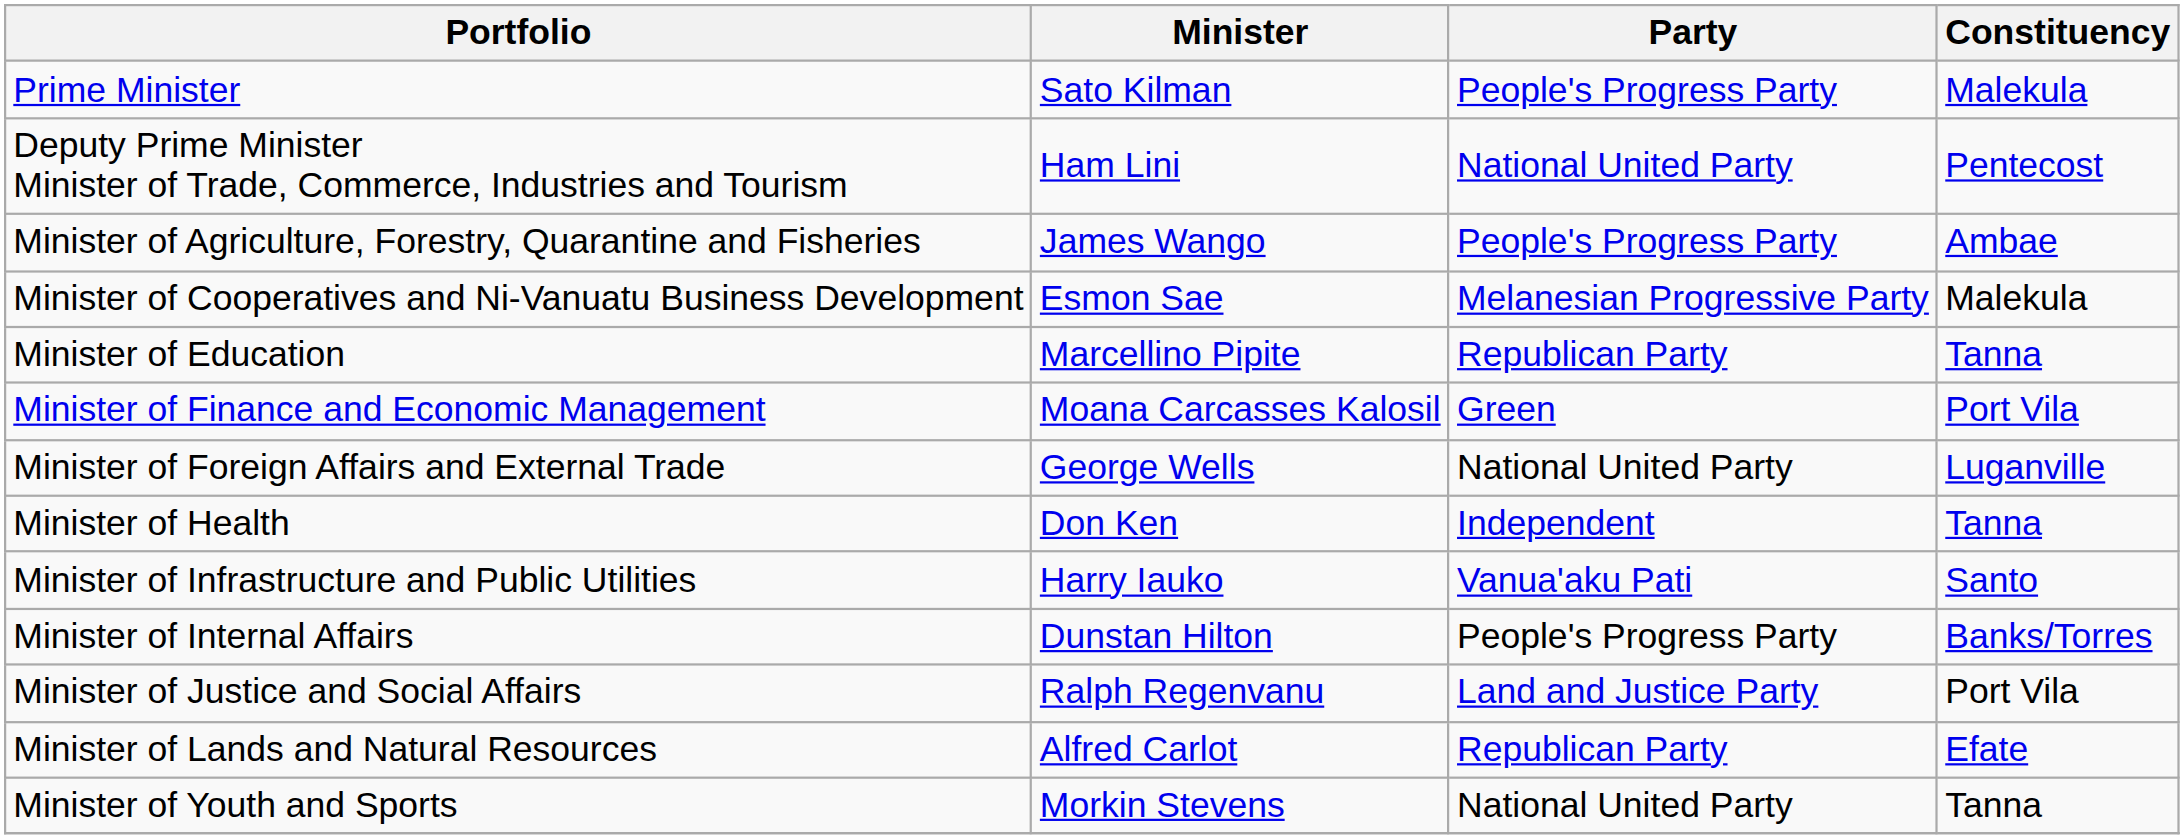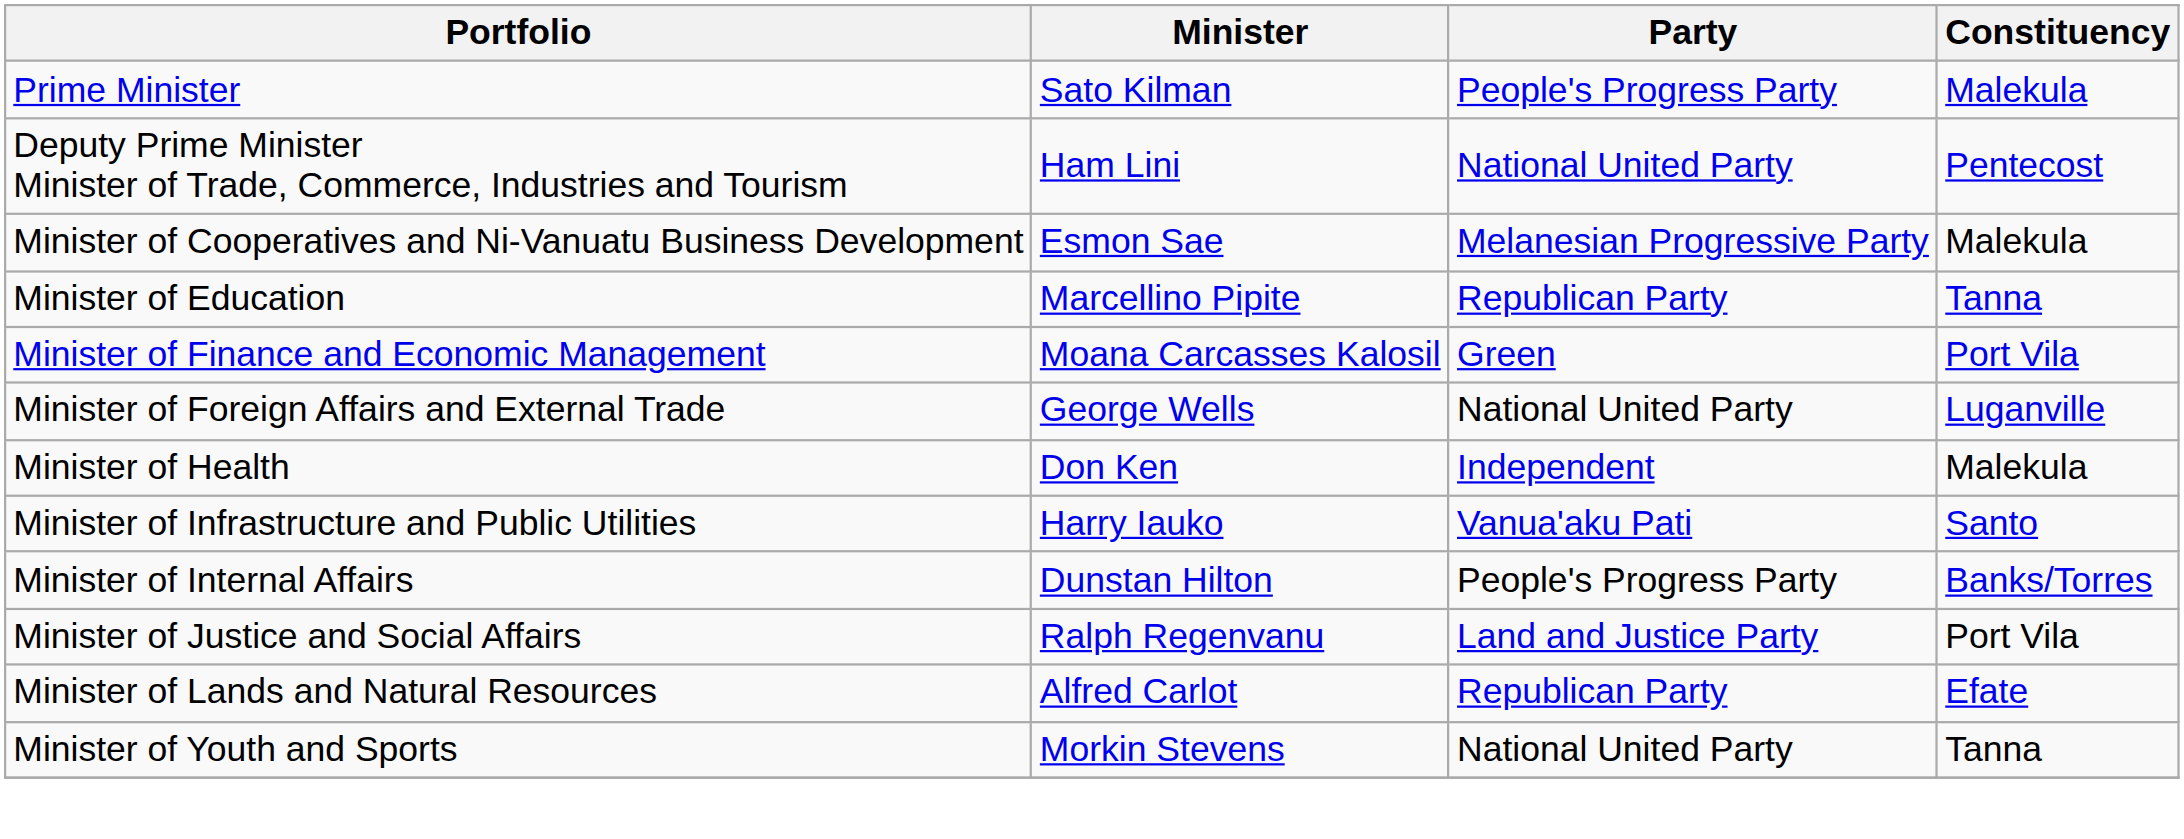- row: (467, 241)
(1994, 523) Tanna -> (2016, 466) Malekula
